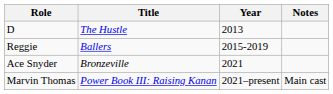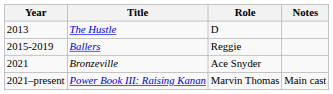columns swapped: (251, 13) <-> (41, 13)
